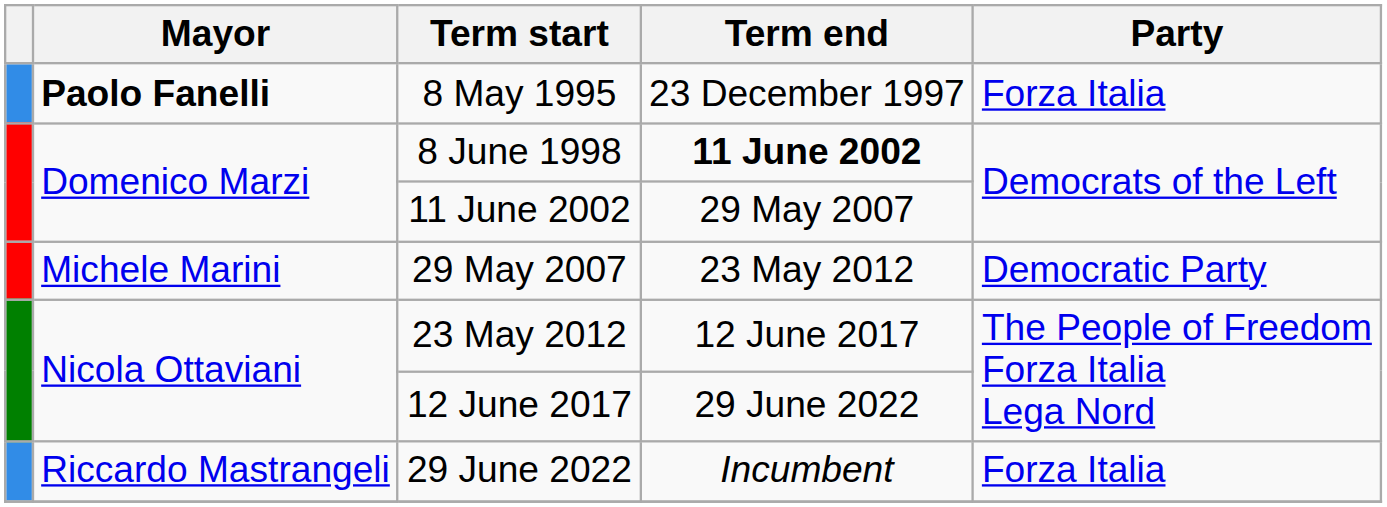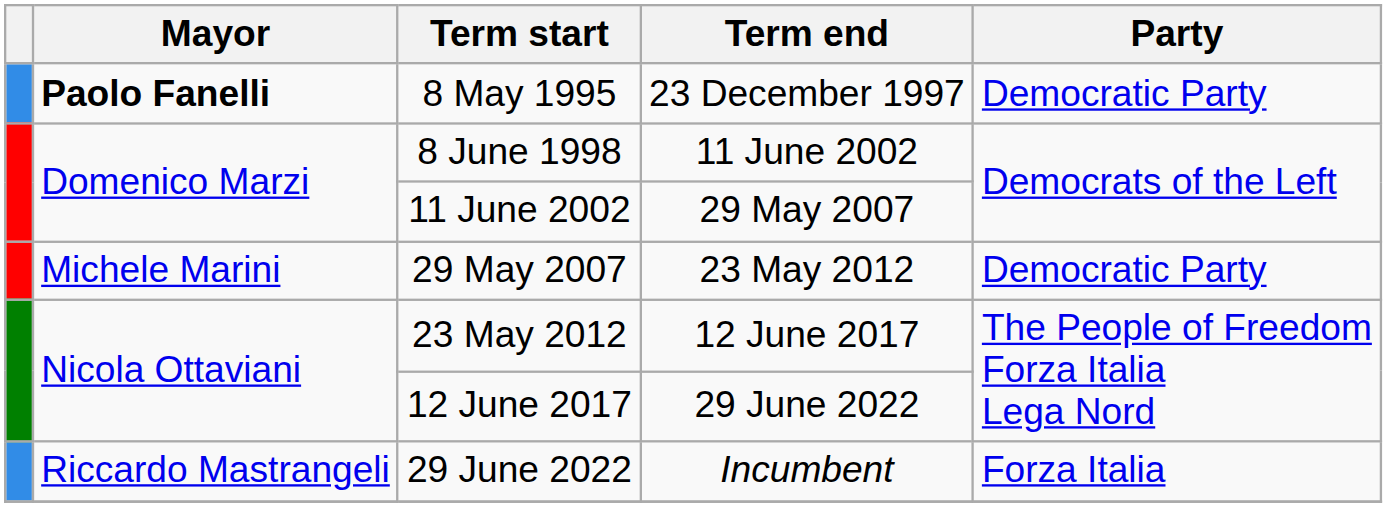(1074, 92) Forza Italia -> (1124, 92) Democratic Party
(807, 151) bold -> (807, 151) normal
